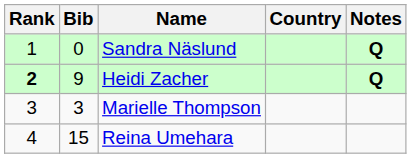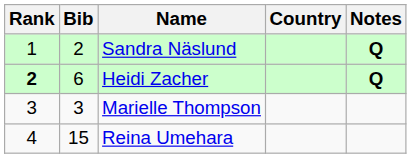(78, 49) 0 -> (78, 49) 2
(78, 78) 9 -> (78, 78) 6
